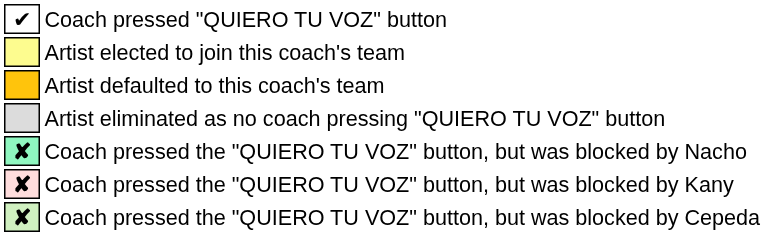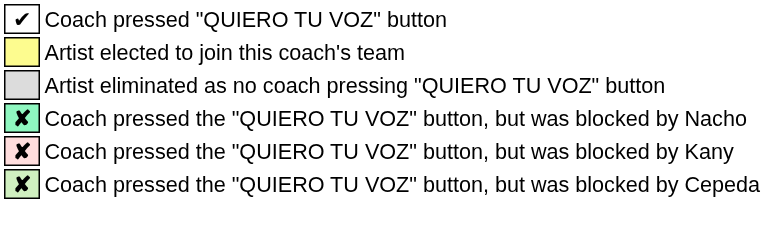- row: (215, 85)
